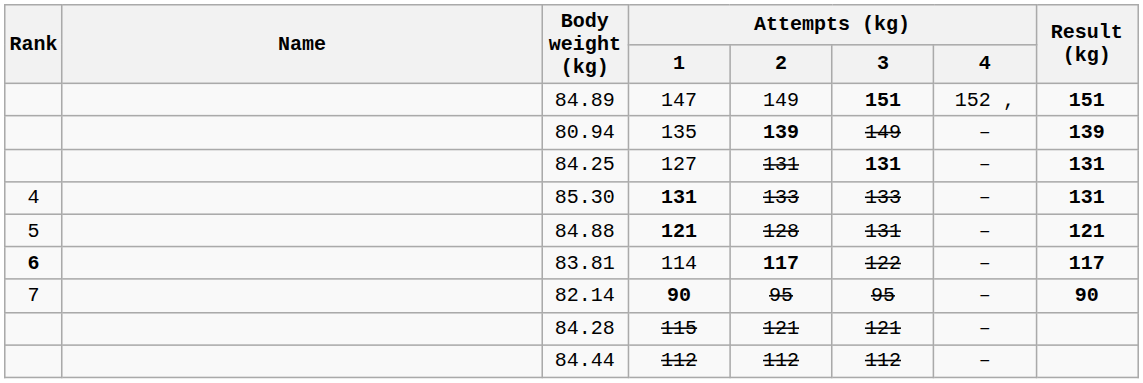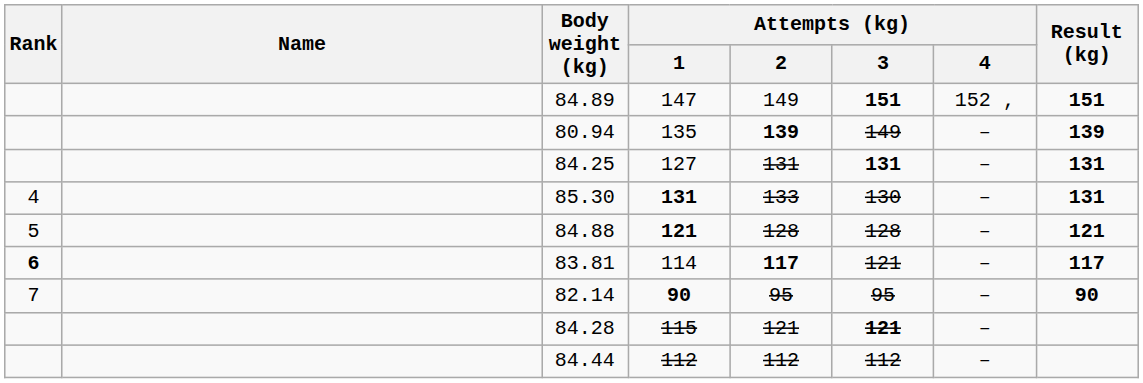(883, 198) 133 -> (883, 198) 130
(883, 230) 131 -> (883, 230) 128
(883, 263) 122 -> (883, 263) 121
(883, 328) normal -> (883, 328) bold
